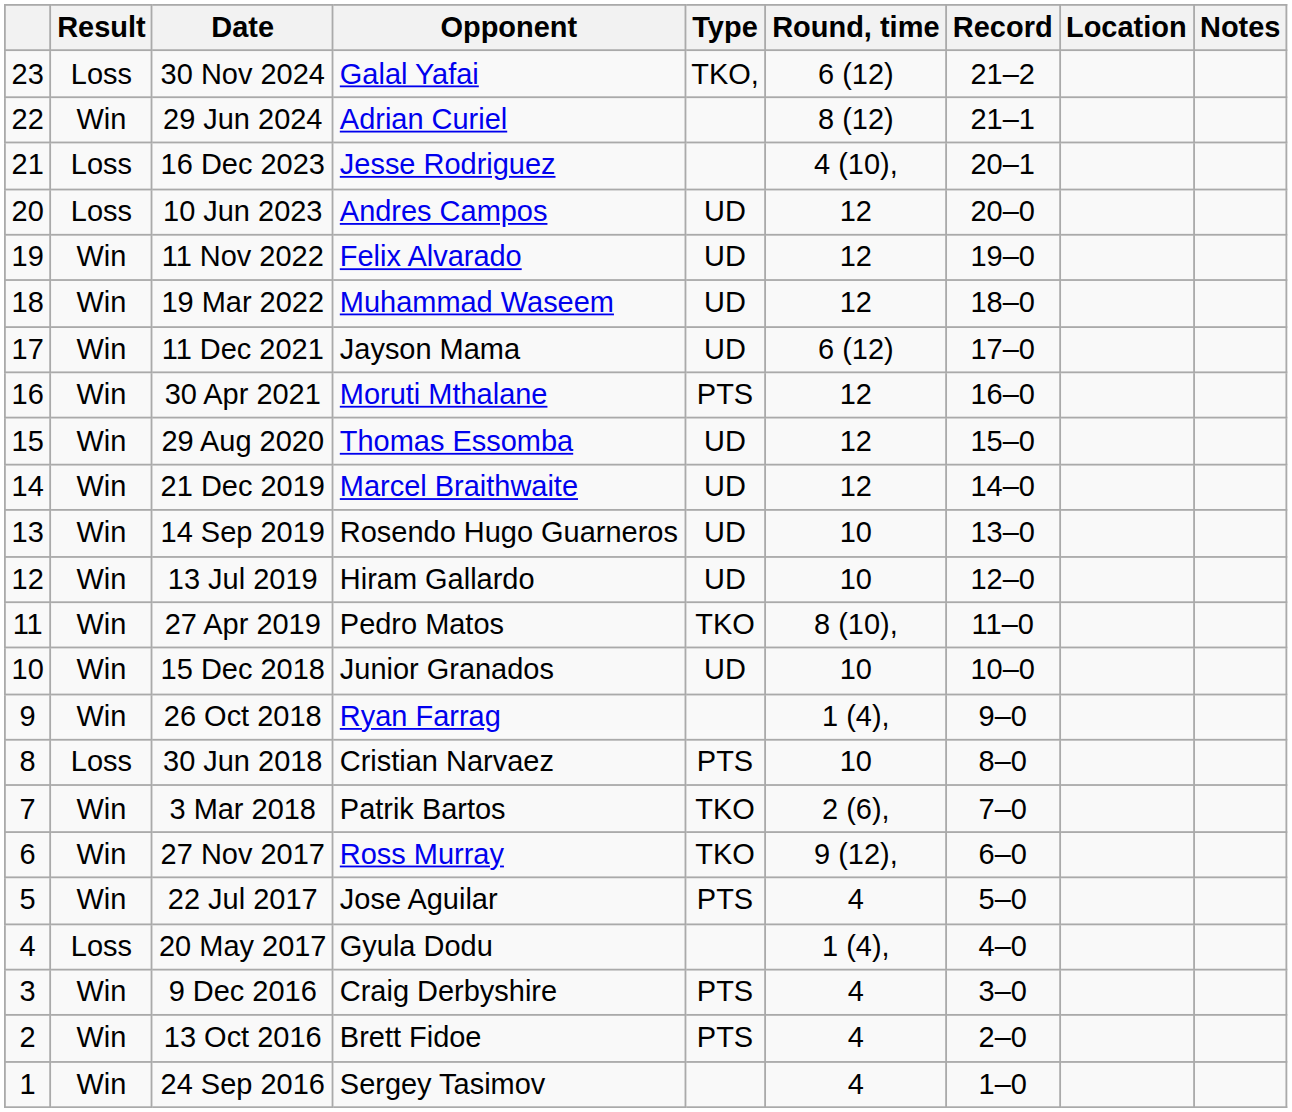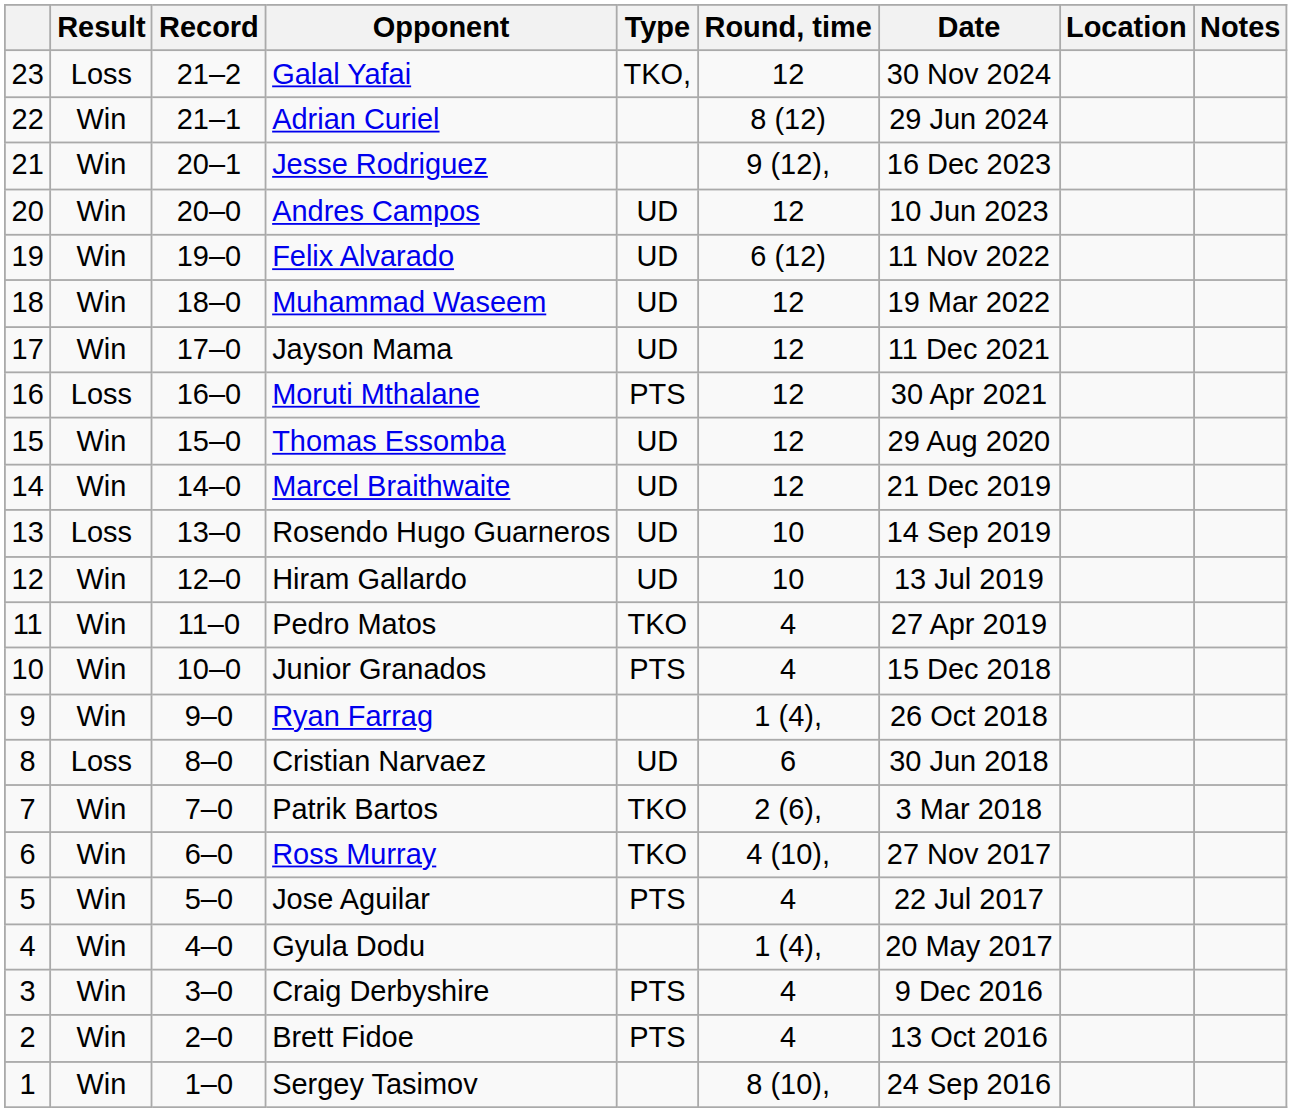columns swapped: (1003, 27) <-> (243, 27)
(856, 73) 6 (12) -> (788, 73) 12
(101, 165) Loss -> (101, 165) Win
(856, 165) 4 (10), -> (788, 165) 9 (12),
(101, 211) Loss -> (101, 211) Win
(856, 257) 12 -> (788, 257) 6 (12)
(856, 348) 6 (12) -> (788, 348) 12
(101, 394) Win -> (101, 394) Loss
(101, 532) Win -> (101, 532) Loss
(856, 624) 8 (10), -> (788, 624) 4
(725, 670) UD -> (657, 670) PTS
(856, 670) 10 -> (788, 670) 4
(725, 762) PTS -> (657, 762) UD
(856, 762) 10 -> (788, 762) 6
(856, 854) 9 (12), -> (788, 854) 4 (10),
(101, 946) Loss -> (101, 946) Win
(856, 1083) 4 -> (788, 1083) 8 (10),
